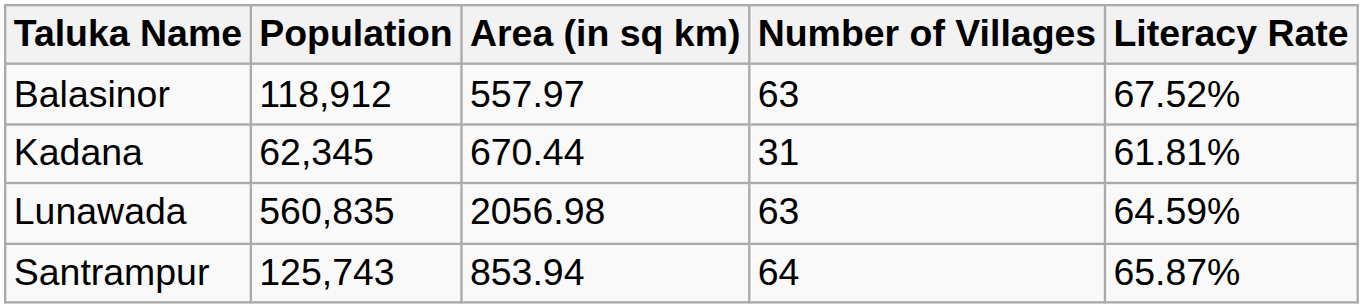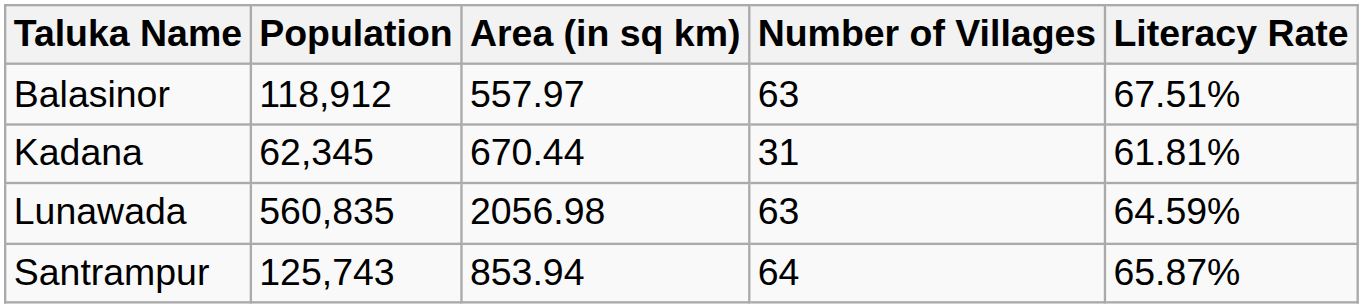(1177, 93) 67.52% -> (1177, 93) 67.51%
